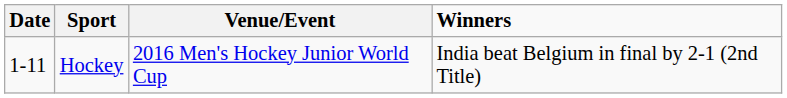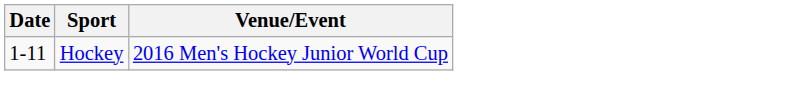- column: (474, 20)
